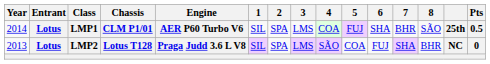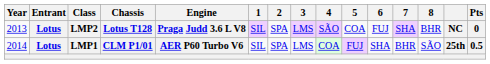rows swapped: (84, 45) <-> (84, 28)
